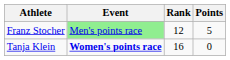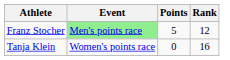columns swapped: (209, 13) <-> (179, 13)
(116, 47) bold -> (112, 47) normal
